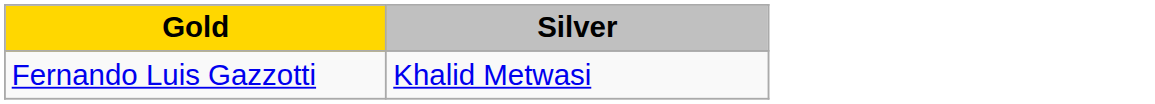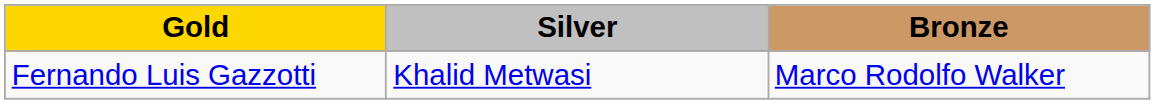+ column: (959, 27)
